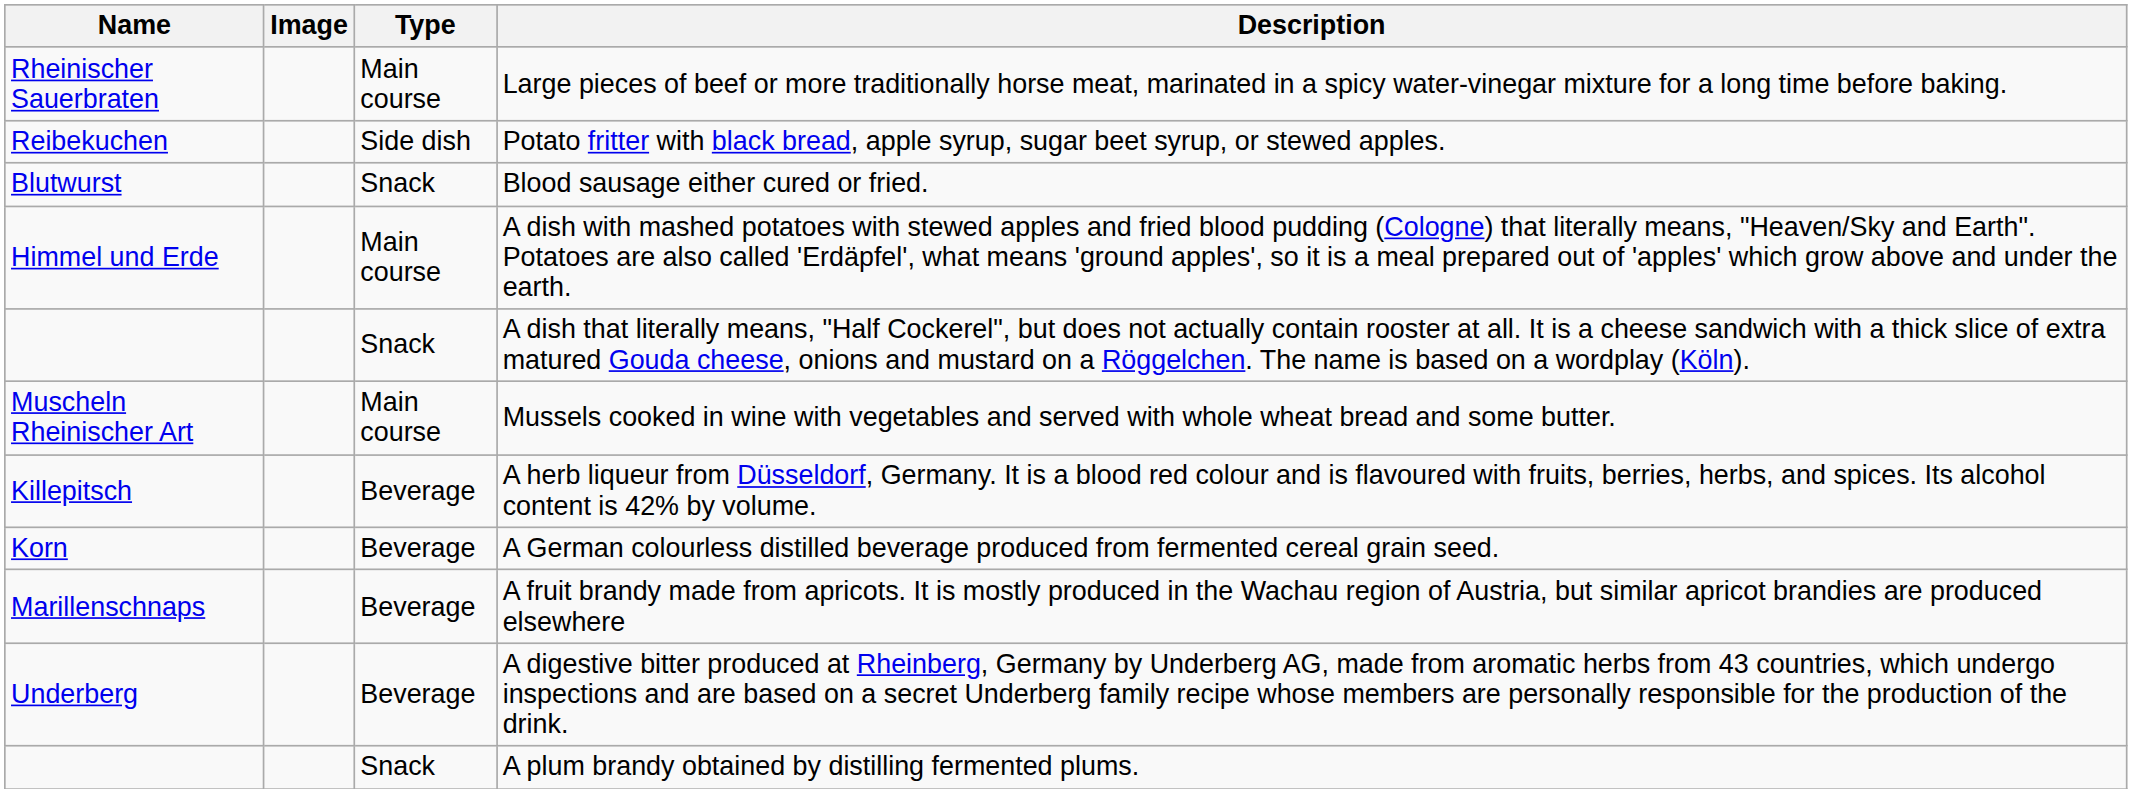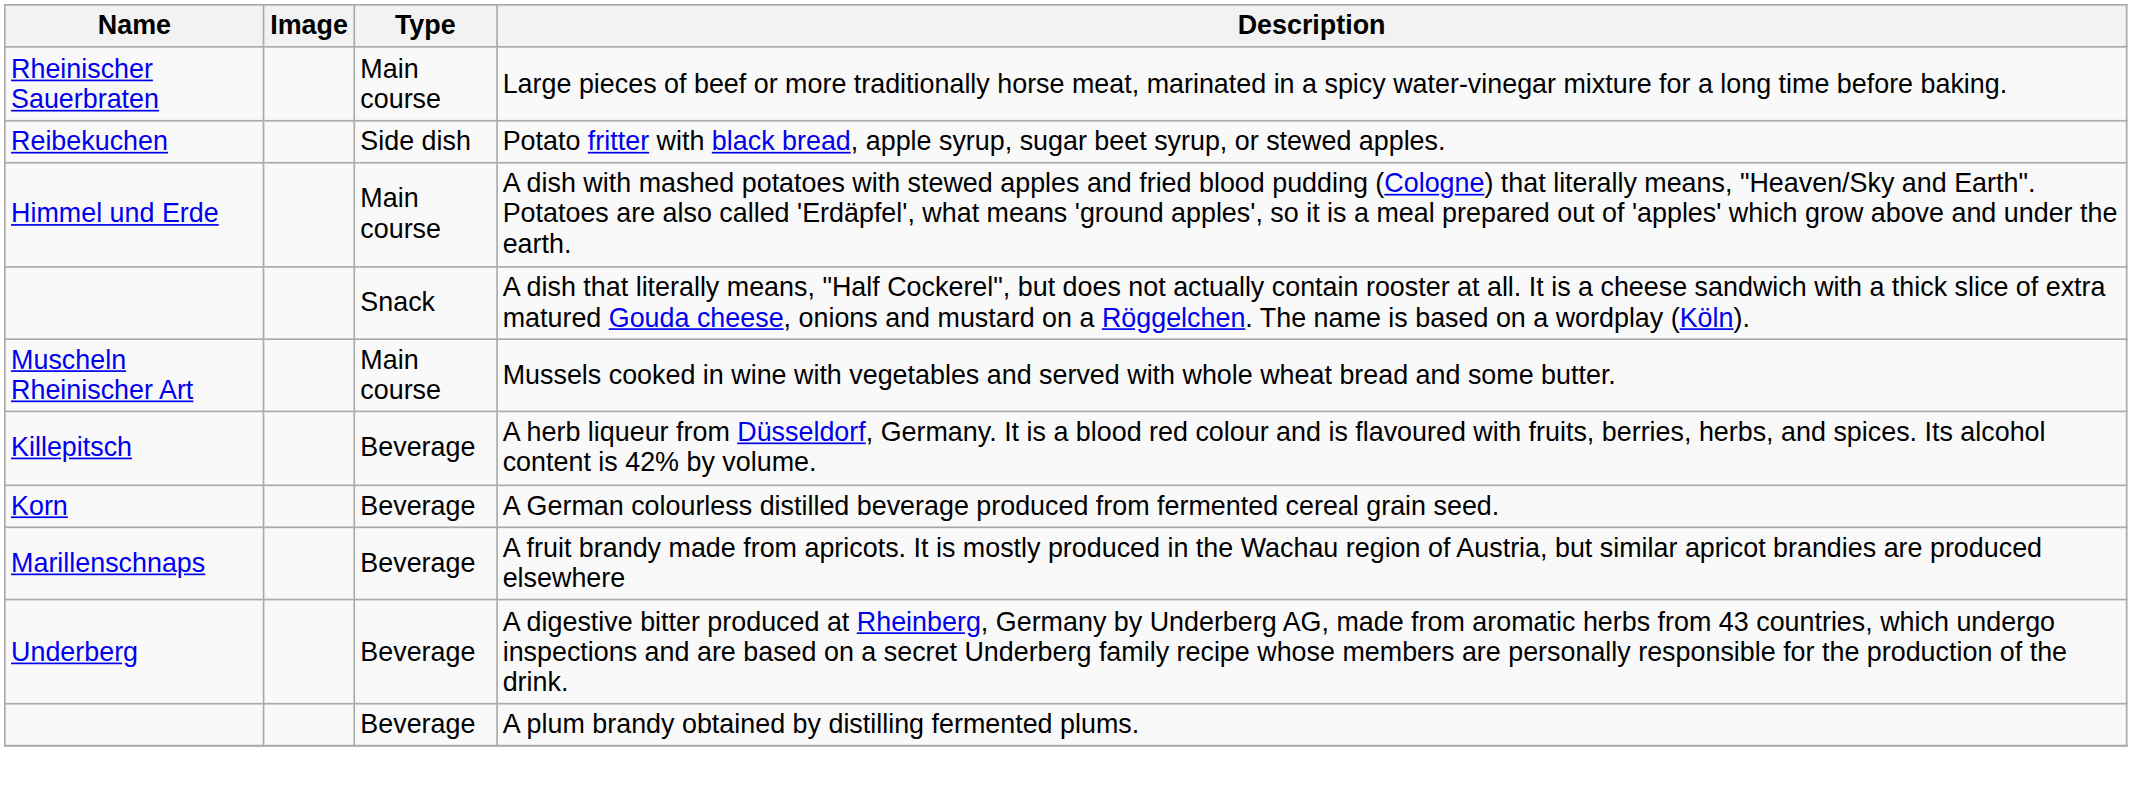- row: (716, 183)
(398, 766) Snack -> (418, 724) Beverage
